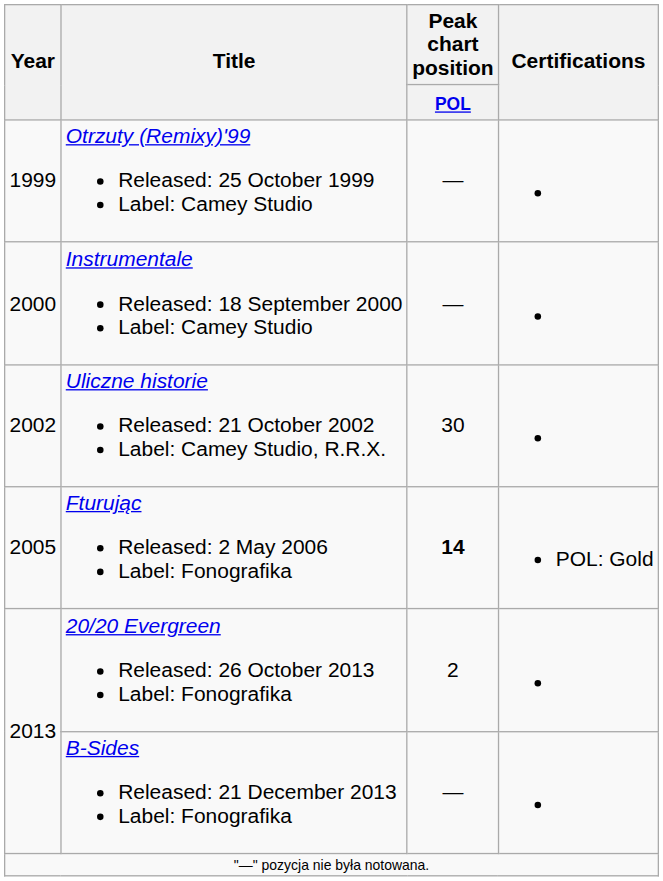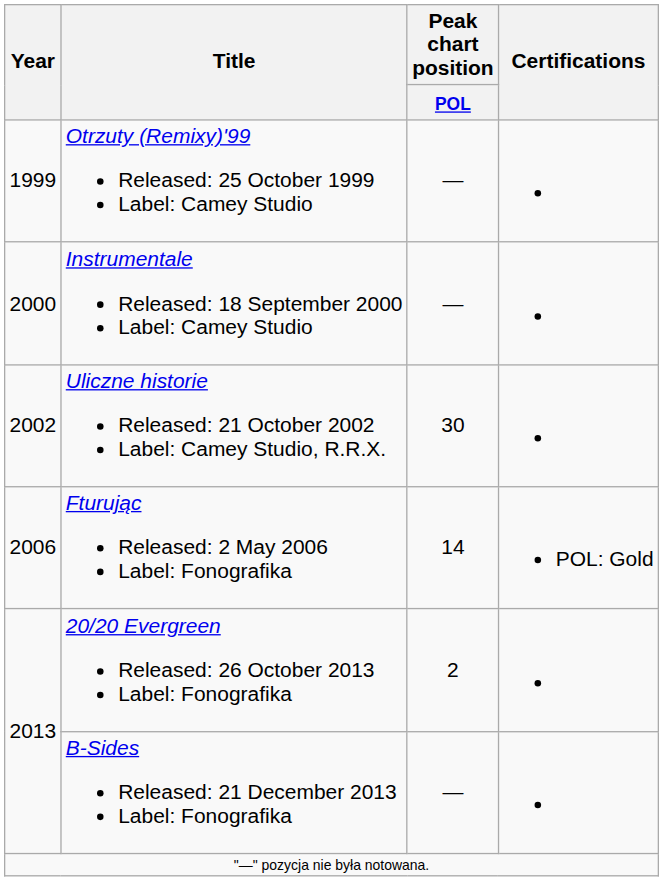(33, 547) 2005 -> (33, 547) 2006
(453, 547) bold -> (453, 547) normal
